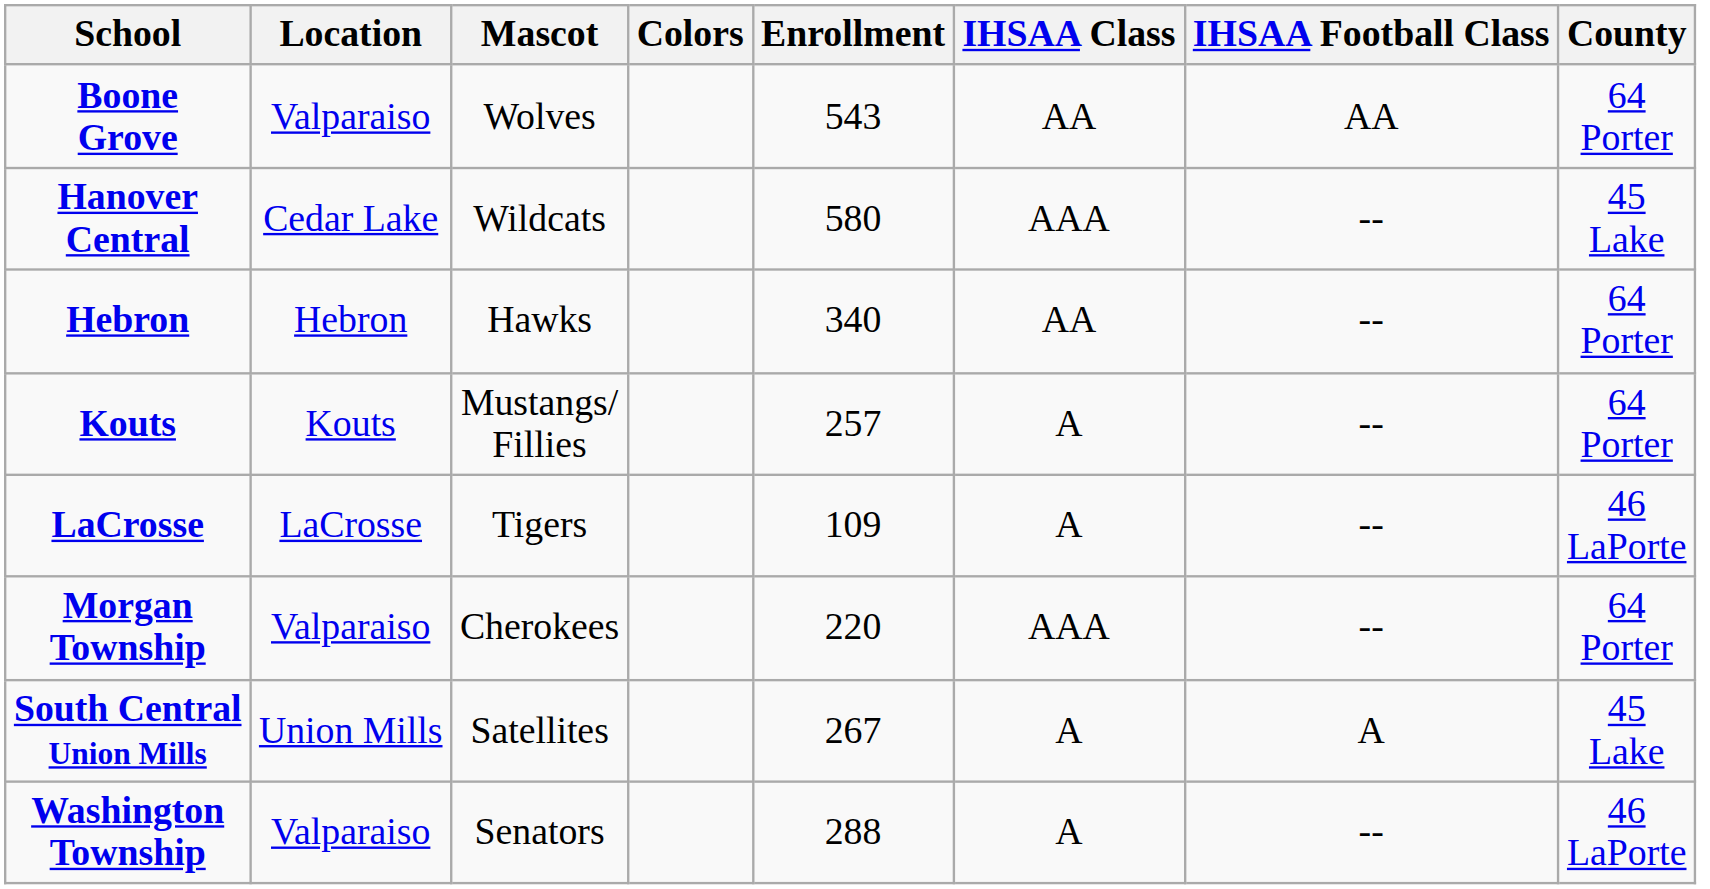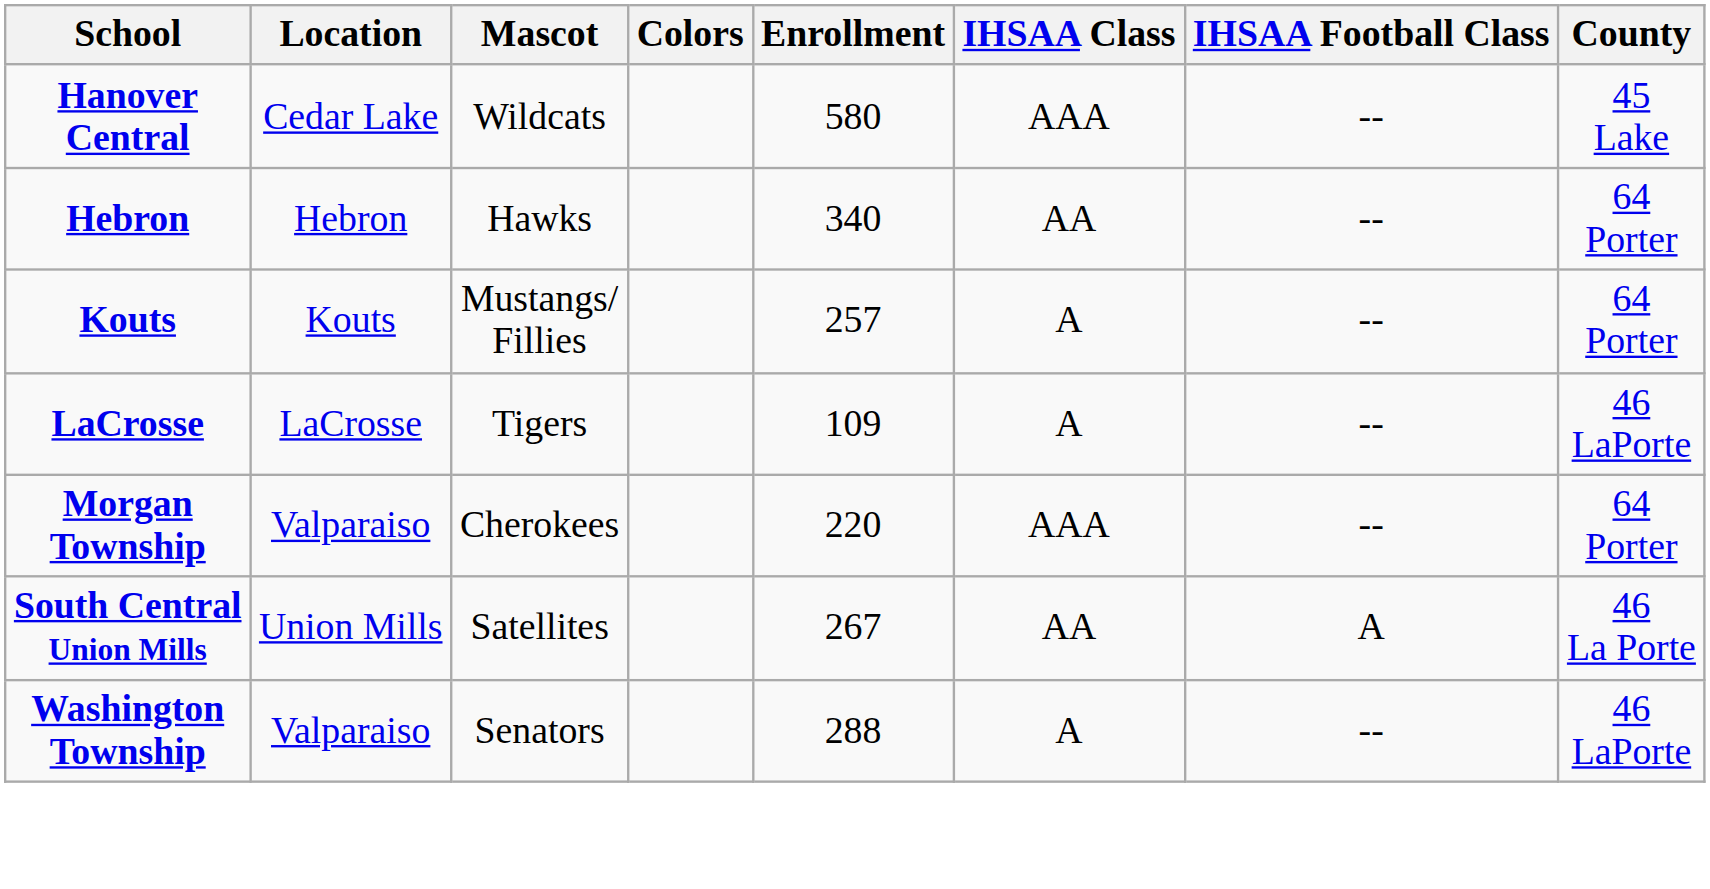- row: (128, 115)
(1069, 729) A -> (1069, 627) AA
(1627, 729) 45 Lake -> (1631, 627) 46 La Porte
